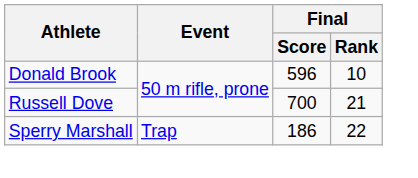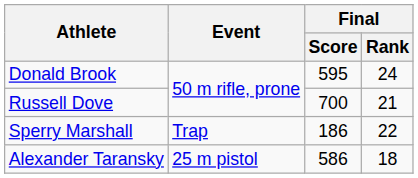(302, 75) 596 -> (333, 75) 595
(356, 75) 10 -> (388, 75) 24
+ row: (86, 159)
